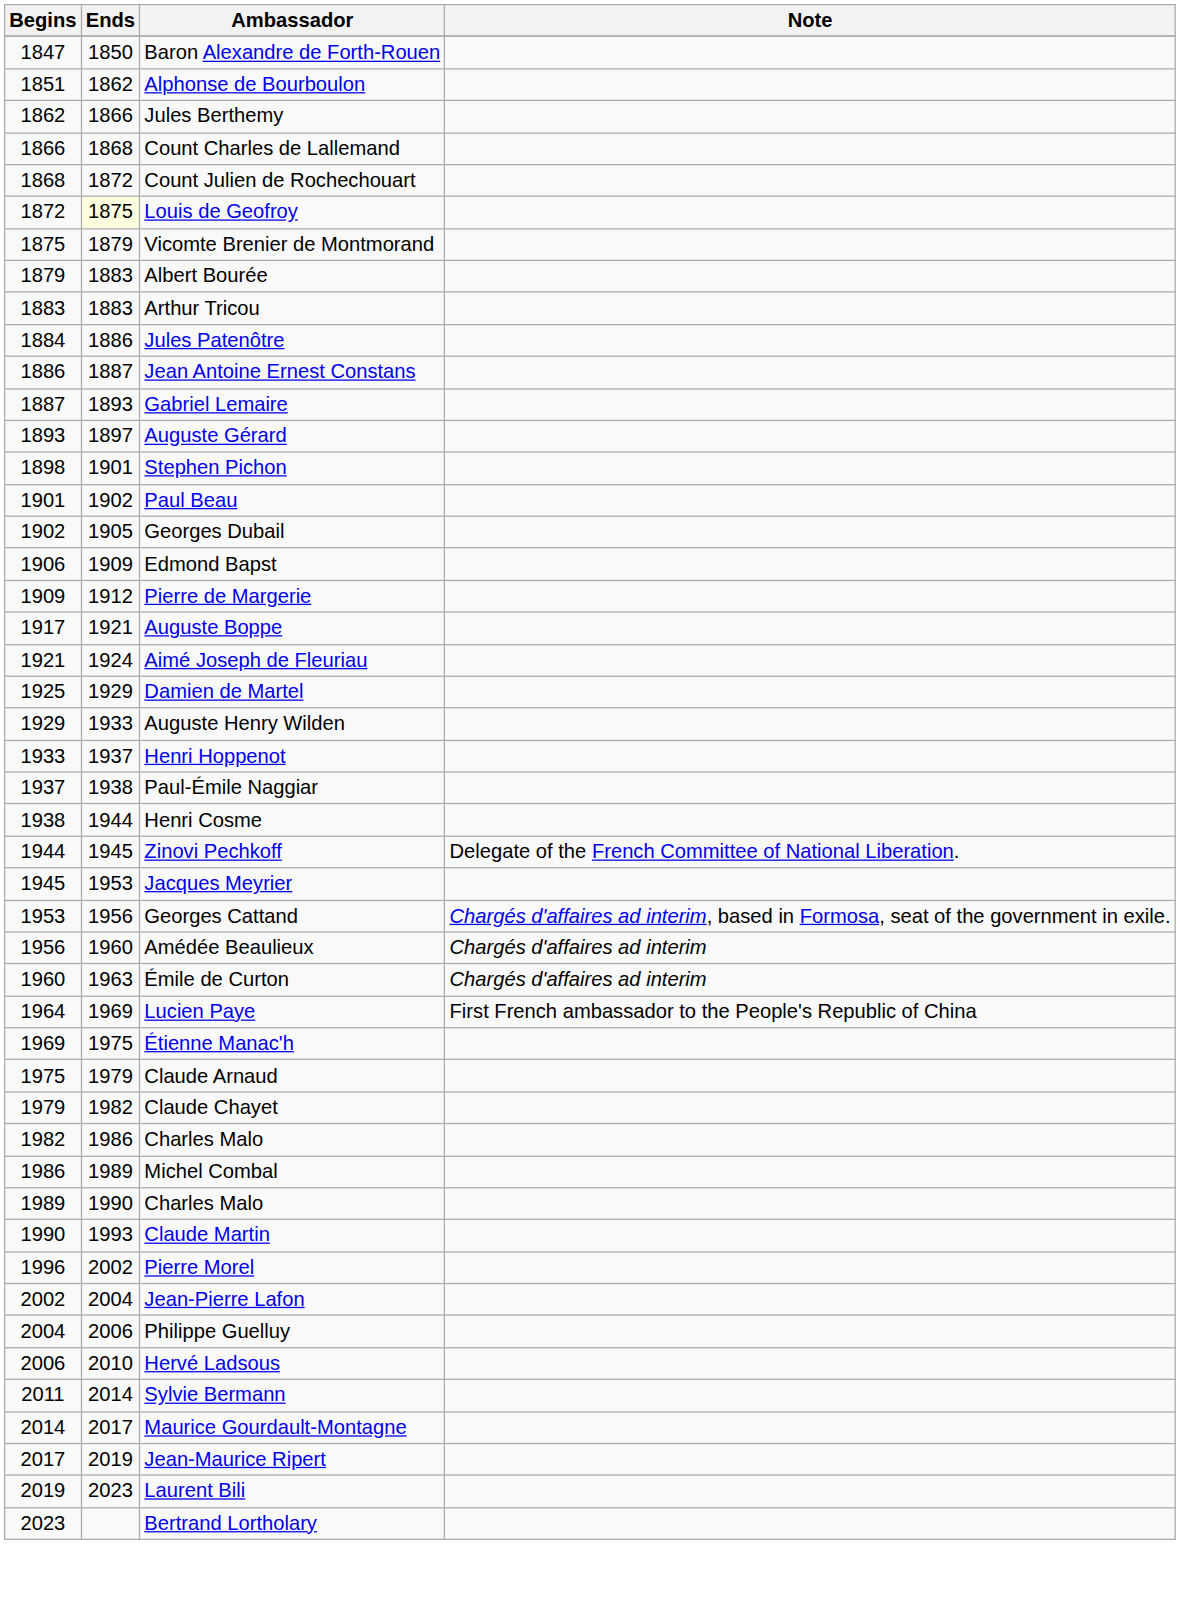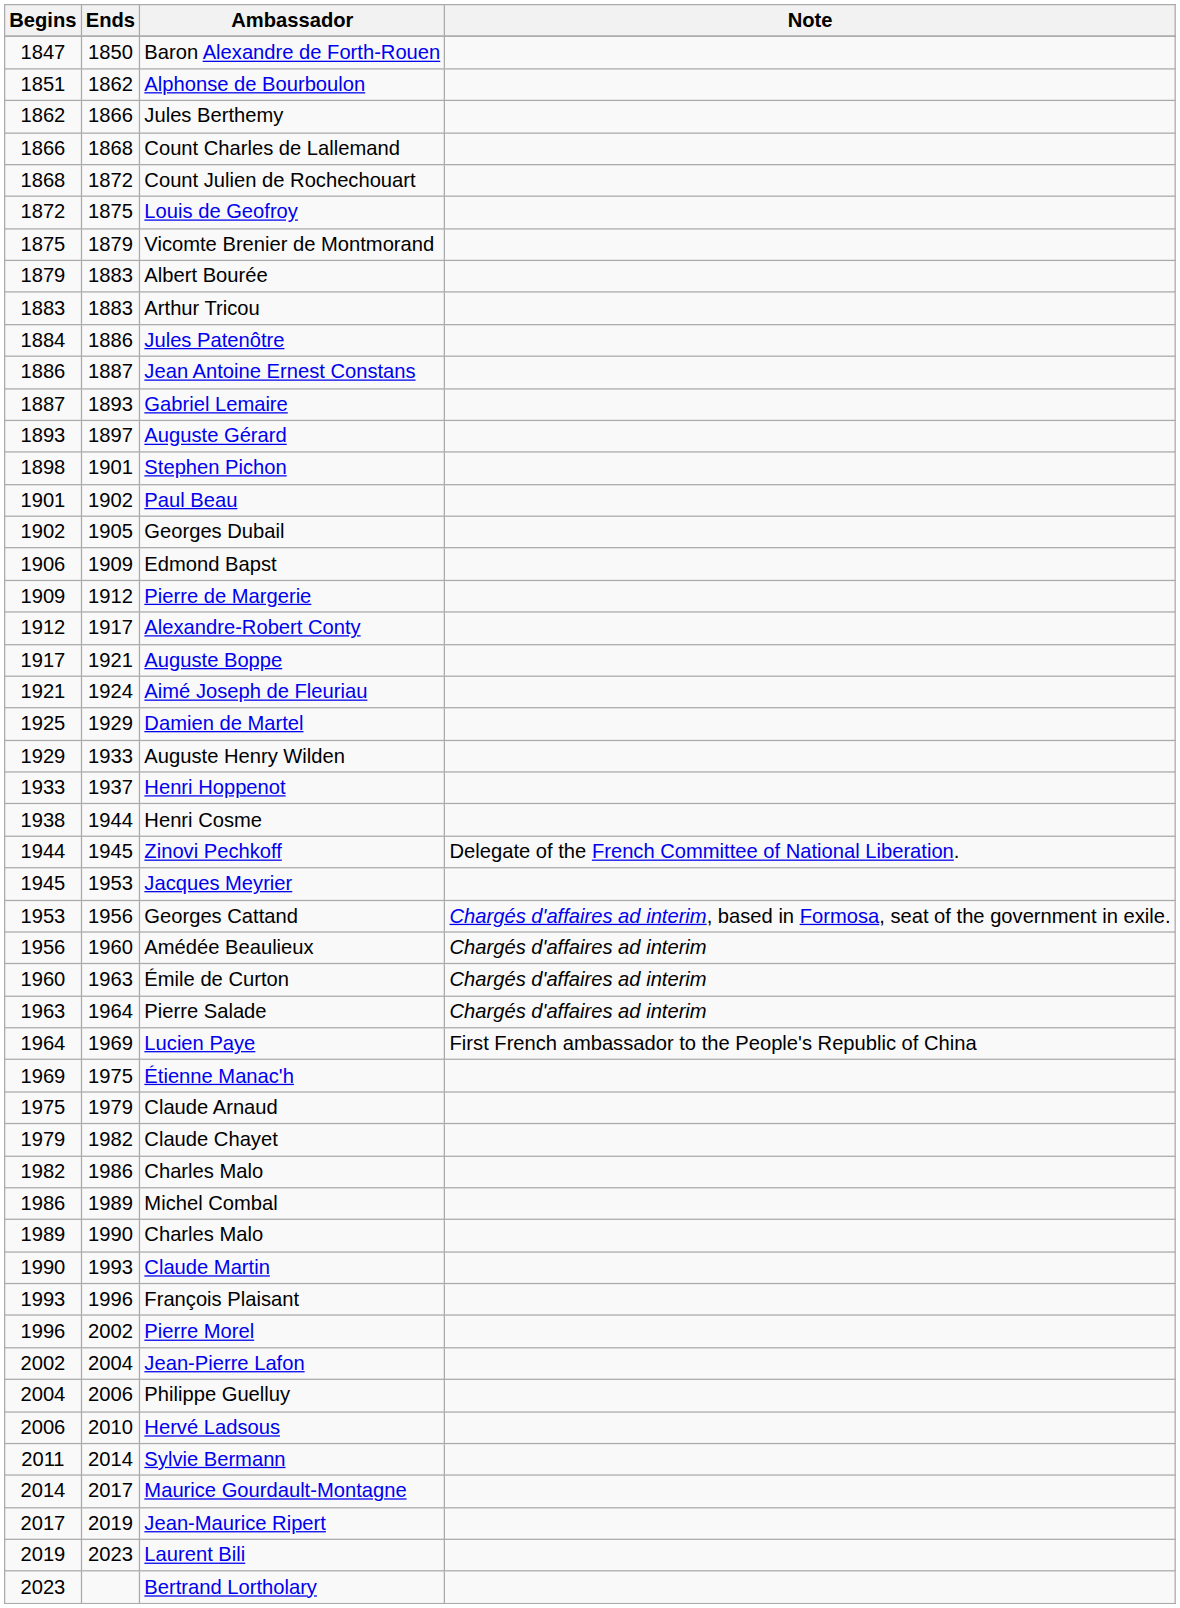(110, 212) lightyellow background -> (110, 212) no background
+ row: (43, 627)
- row: (43, 787)
+ row: (43, 1011)
+ row: (43, 1299)
